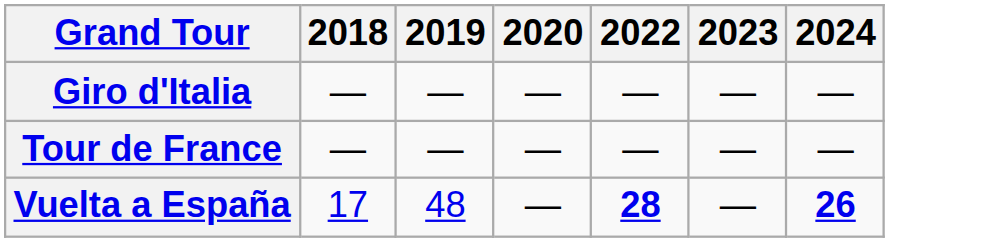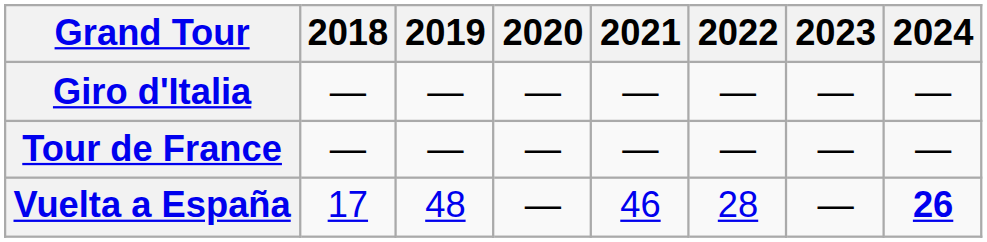+ column: (640, 33)
(640, 206) bold -> (738, 206) normal
